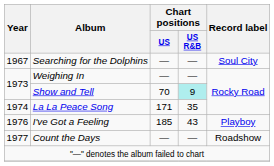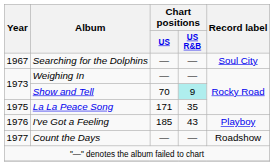(17, 107) 1974 -> (17, 107) 1975
